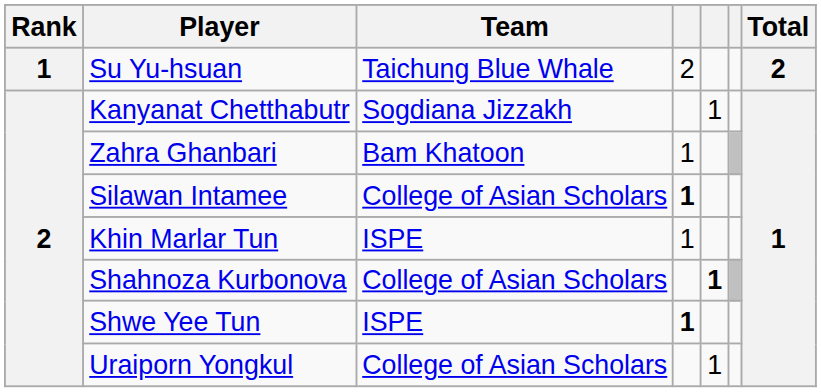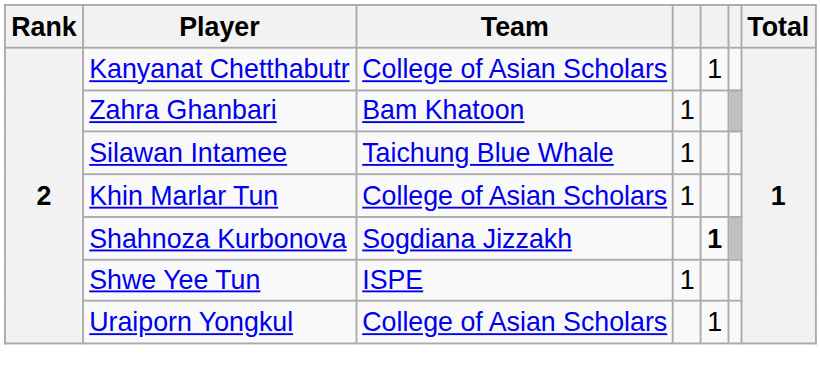- row: (166, 69)
(467, 111) Sogdiana Jizzakh -> (515, 69) College of Asian Scholars
(515, 196) College of Asian Scholars -> (488, 153) Taichung Blue Whale
(687, 196) bold -> (687, 153) normal
(393, 238) ISPE -> (515, 196) College of Asian Scholars
(515, 280) College of Asian Scholars -> (467, 238) Sogdiana Jizzakh
(687, 323) bold -> (687, 280) normal
